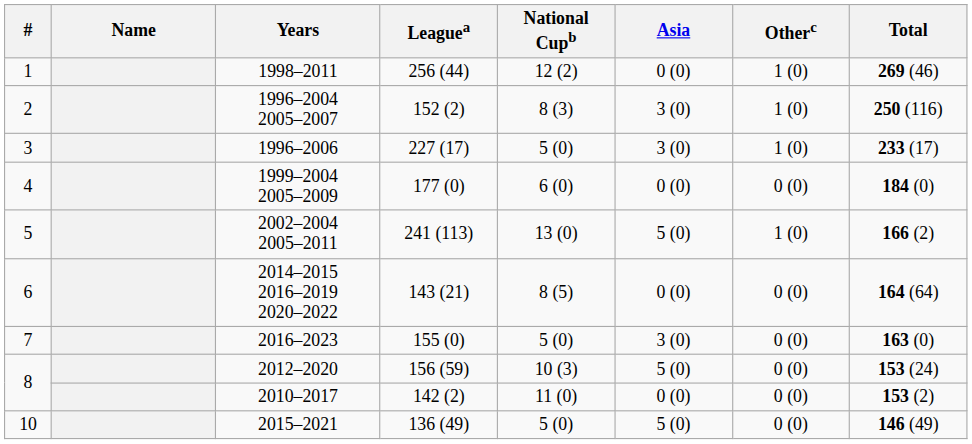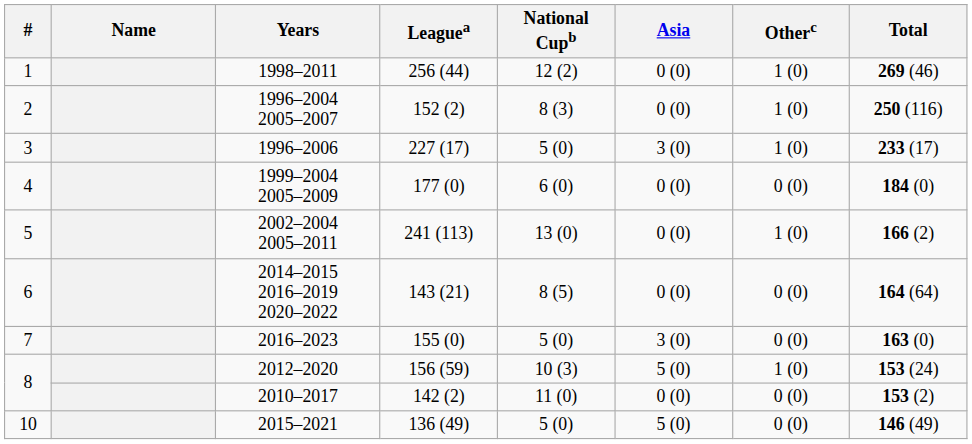(673, 109) 3 (0) -> (673, 109) 0 (0)
(673, 234) 5 (0) -> (673, 234) 0 (0)
(791, 368) 0 (0) -> (791, 368) 1 (0)
